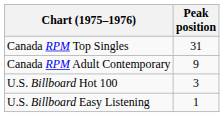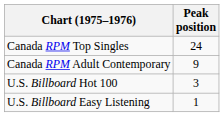(196, 45) 31 -> (196, 45) 24
